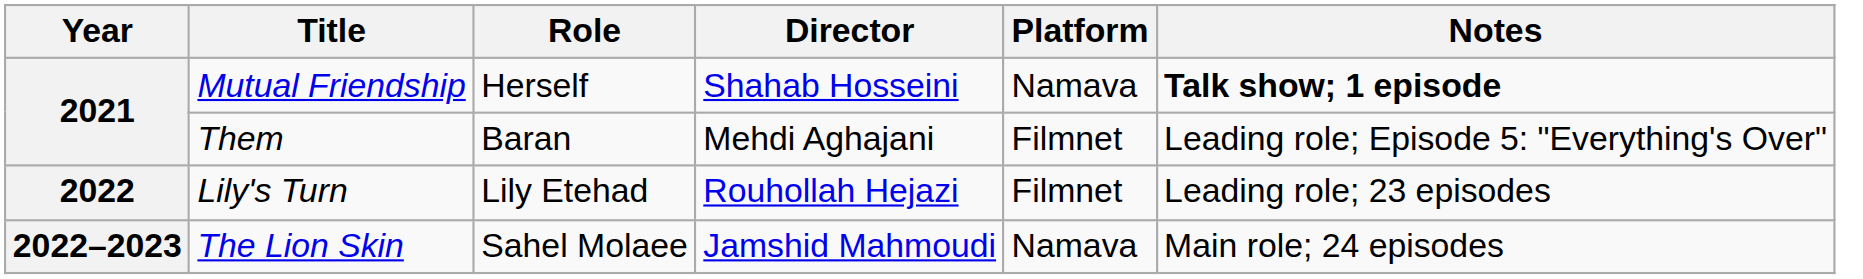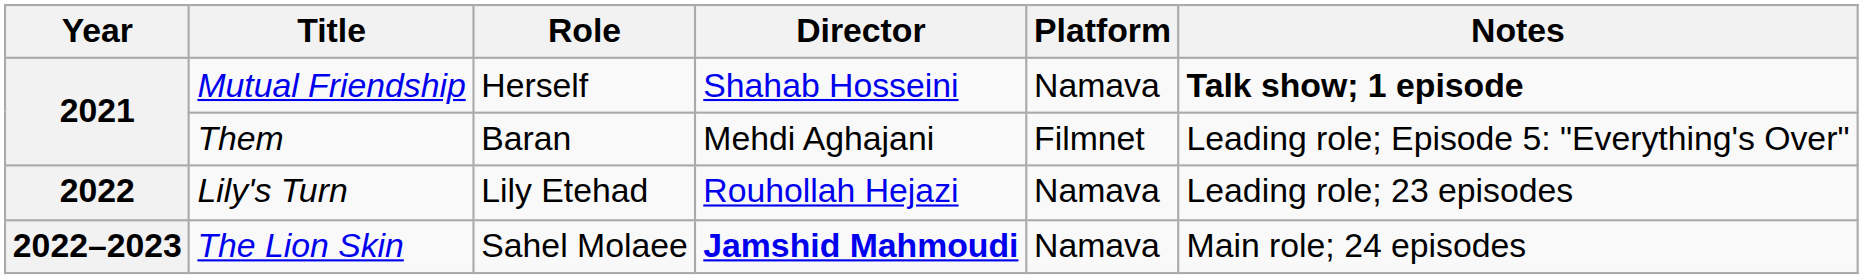(1067, 191) Filmnet -> (1097, 191) Namava
(850, 245) normal -> (861, 245) bold
